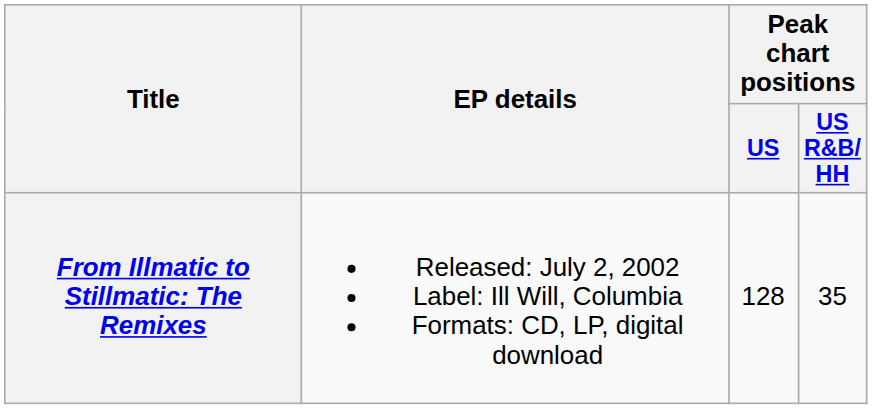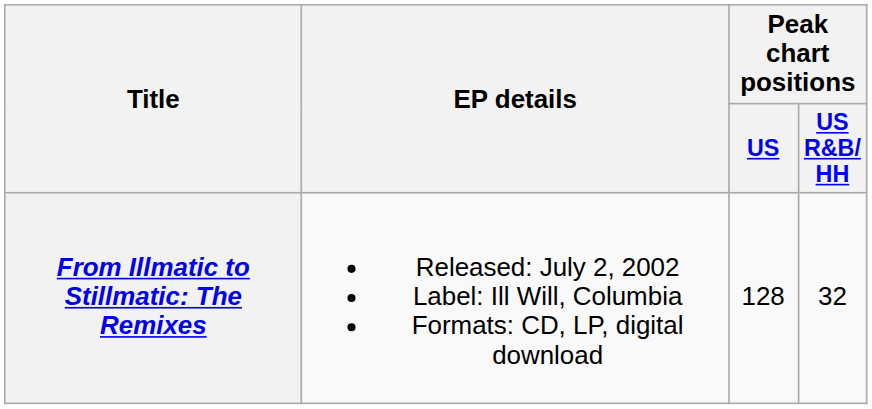(832, 297) 35 -> (832, 297) 32
